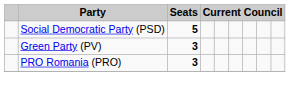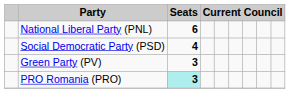+ row: (86, 29)
(195, 29) 5 -> (195, 46) 4
(195, 63) no background -> (195, 79) paleturquoise background
